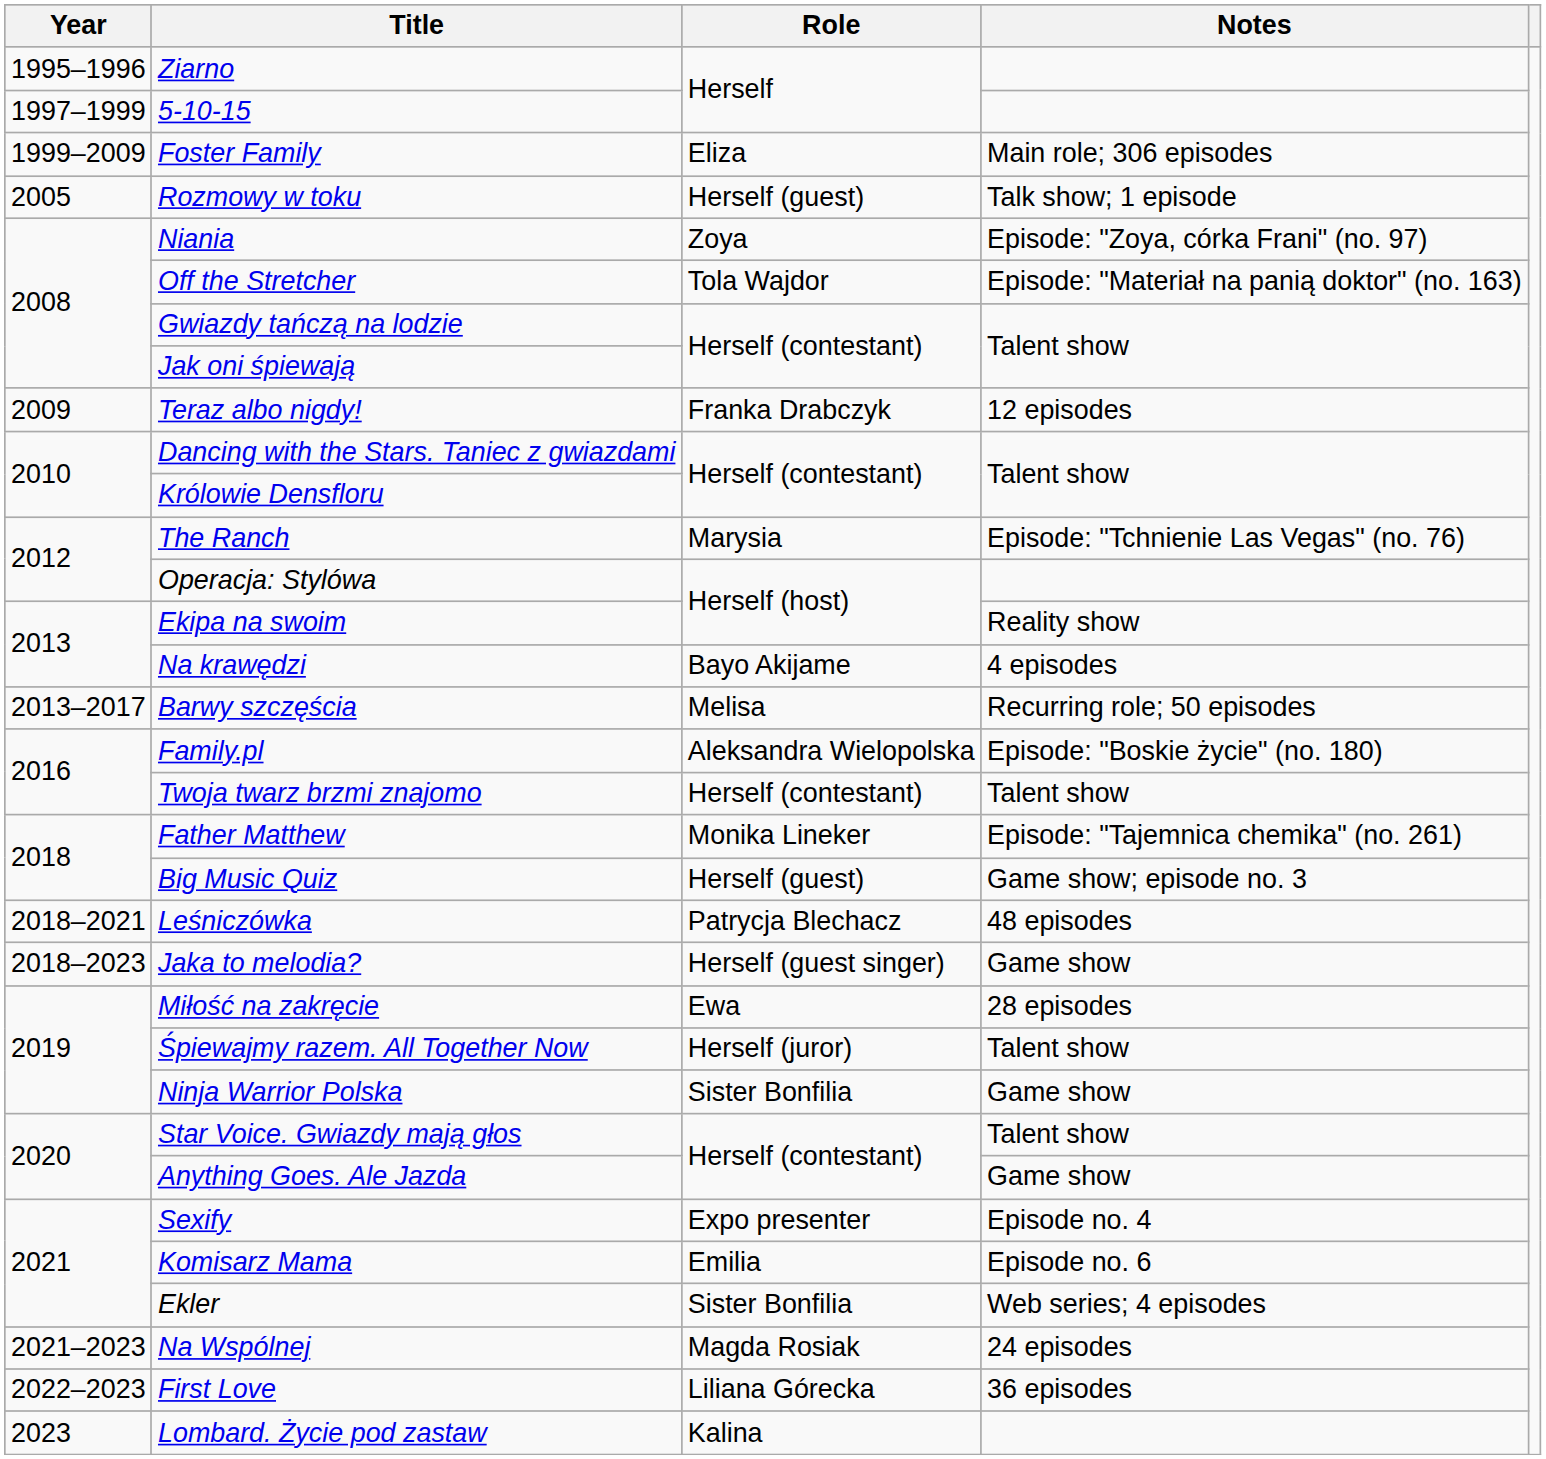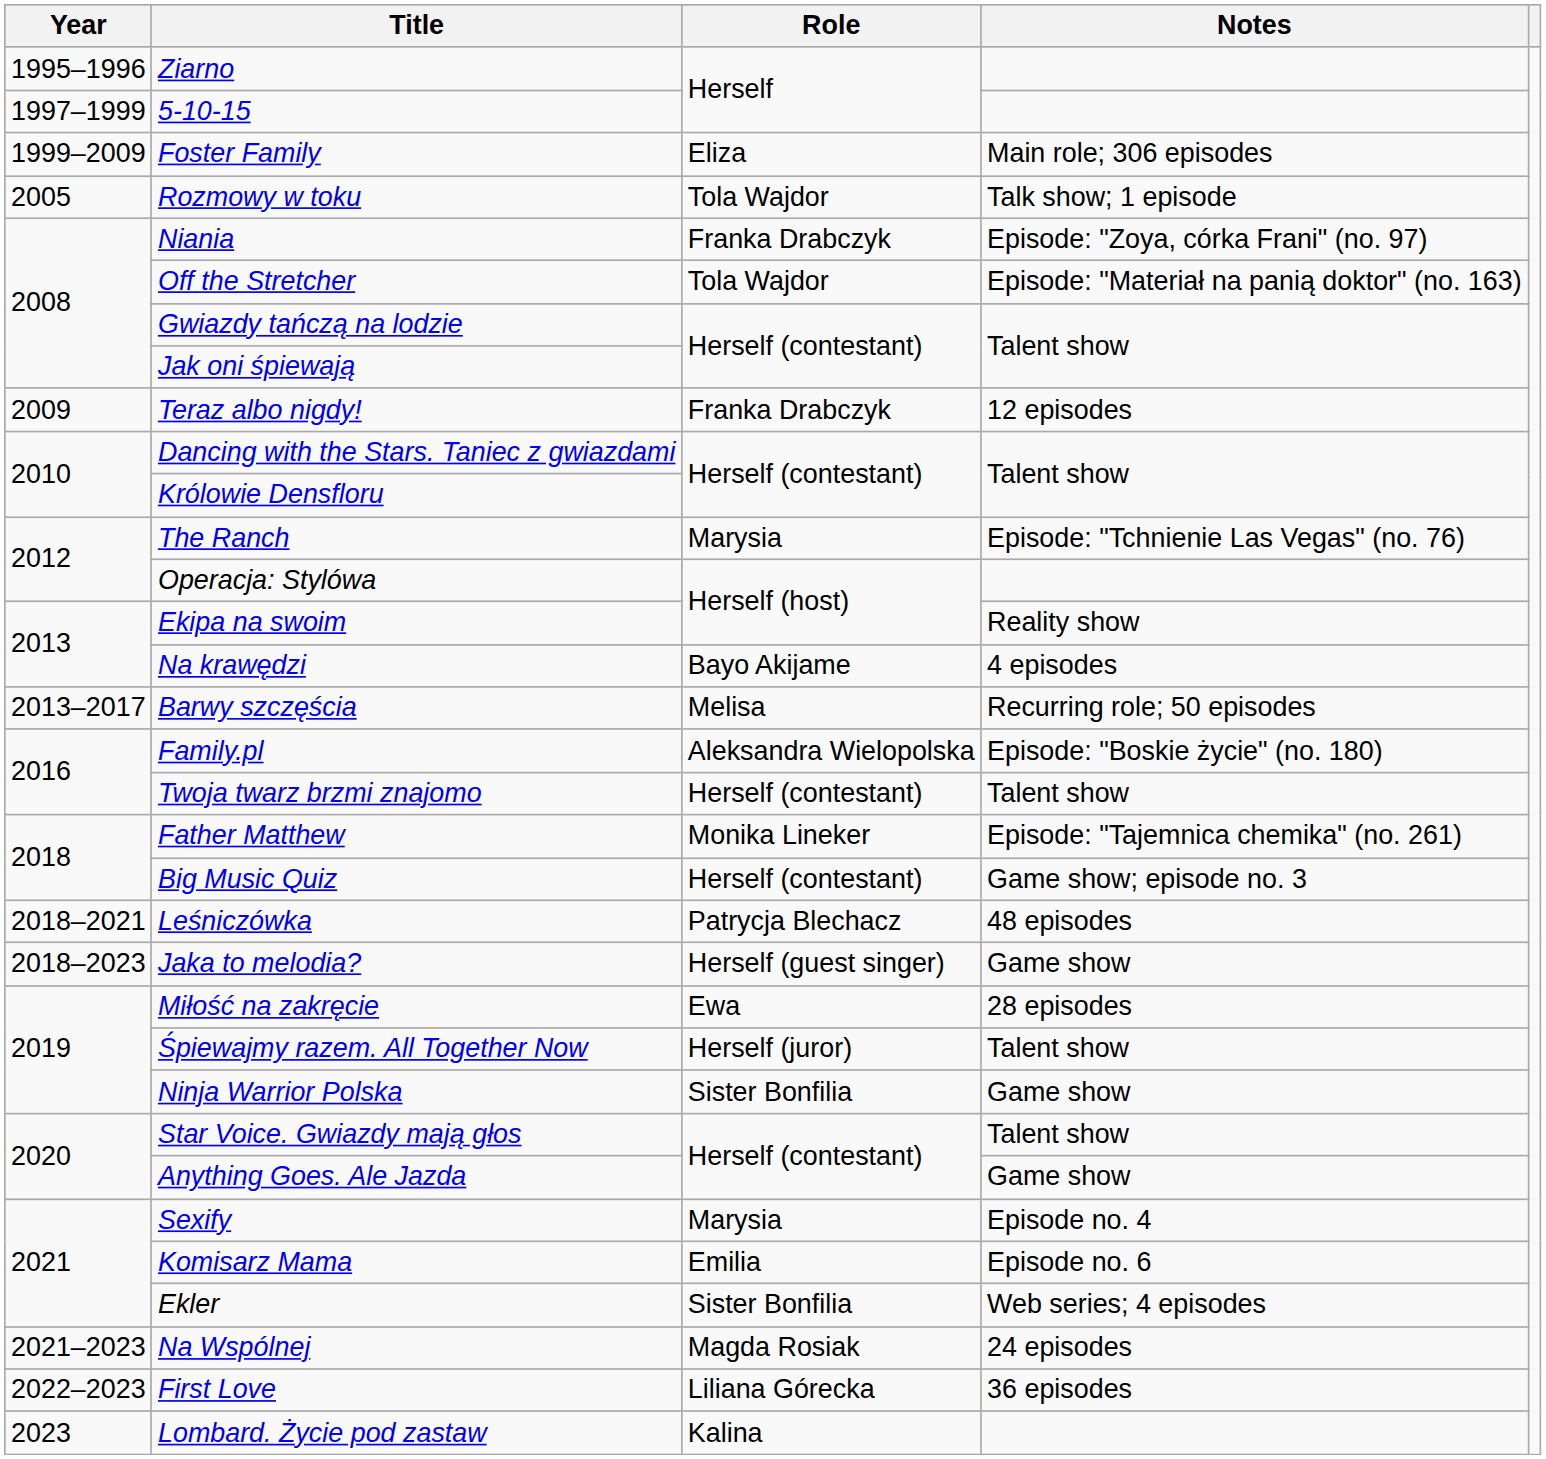(776, 196) Herself (guest) -> (758, 196) Tola Wajdor
(718, 238) Zoya -> (789, 238) Franka Drabczyk
(776, 878) Herself (guest) -> (805, 878) Herself (contestant)
(779, 1219) Expo presenter -> (735, 1219) Marysia
